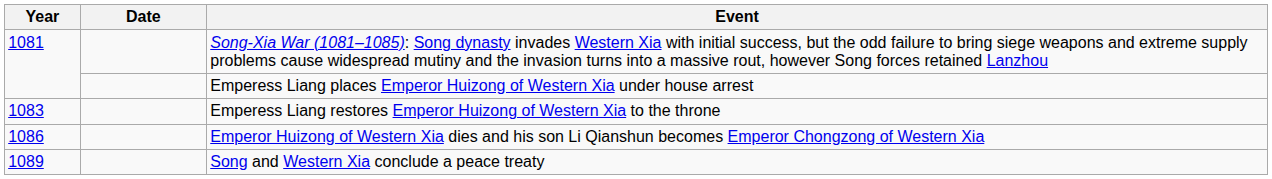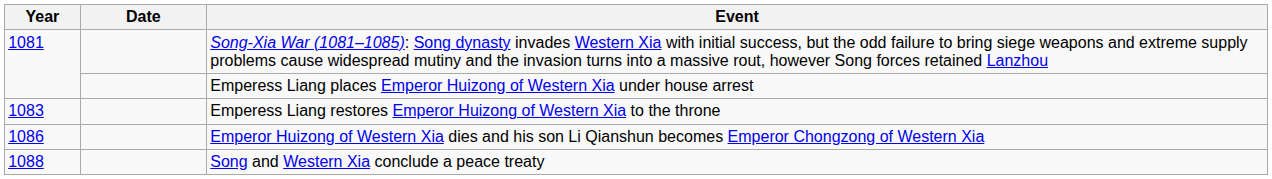(26, 162) 1089 -> (26, 162) 1088
